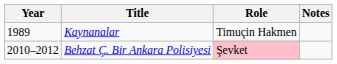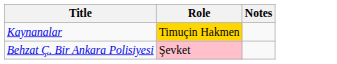- column: (33, 13)
(256, 31) no background -> (199, 31) gold background
